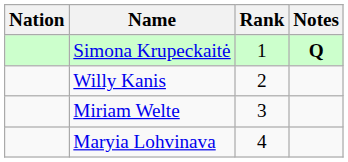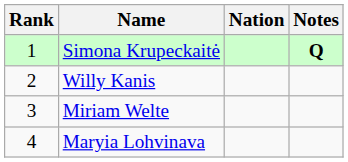columns swapped: (262, 19) <-> (37, 19)
